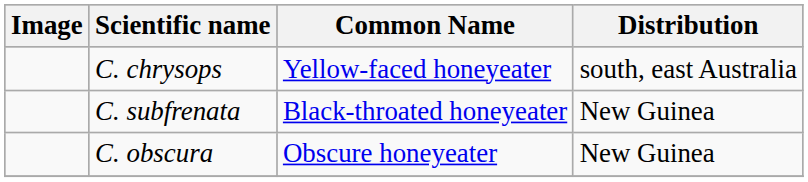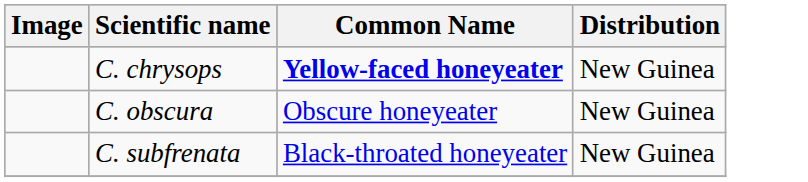(417, 68) normal -> (423, 68) bold
(688, 68) south, east Australia -> (647, 68) New Guinea
rows swapped: (168, 111) <-> (154, 153)
